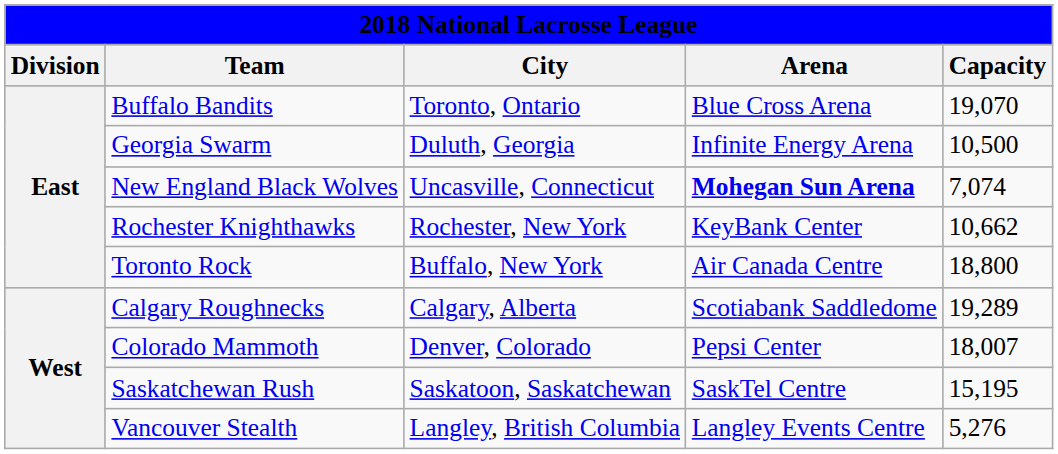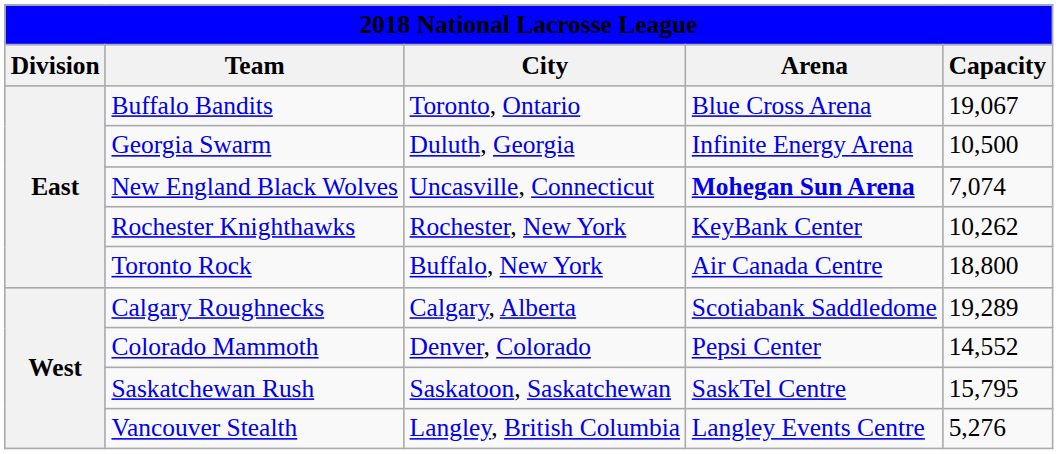(984, 105) 19,070 -> (984, 105) 19,067
(984, 226) 10,662 -> (984, 226) 10,262
(984, 347) 18,007 -> (984, 347) 14,552
(984, 387) 15,195 -> (984, 387) 15,795
